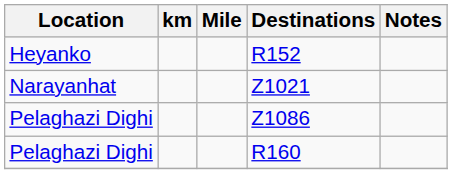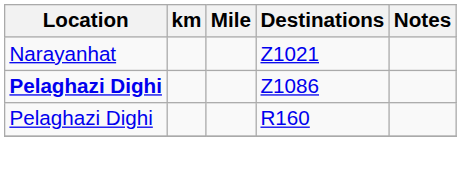- row: (276, 53)
(81, 119) normal -> (86, 86) bold
